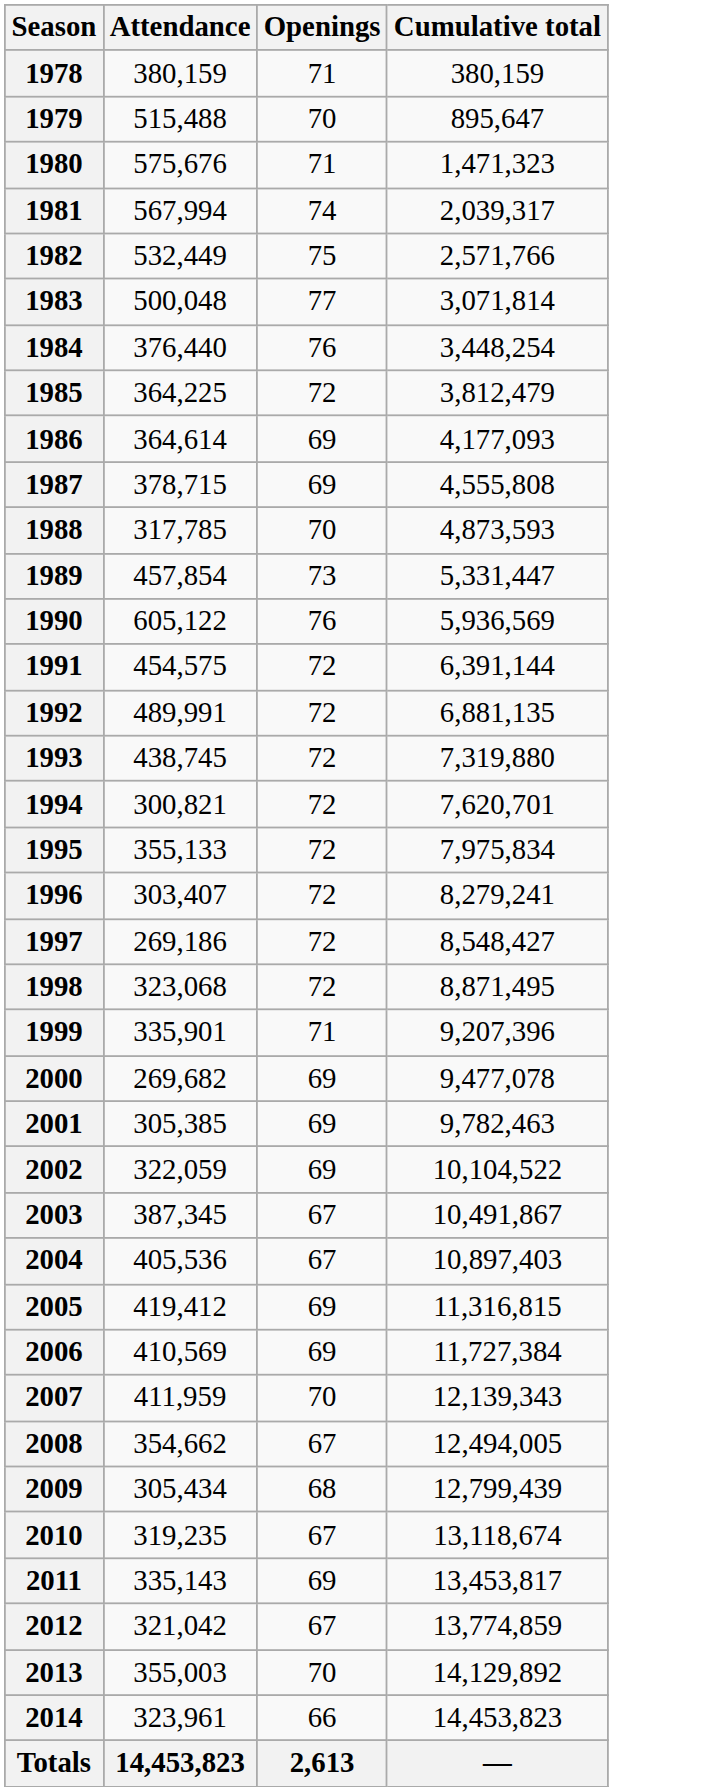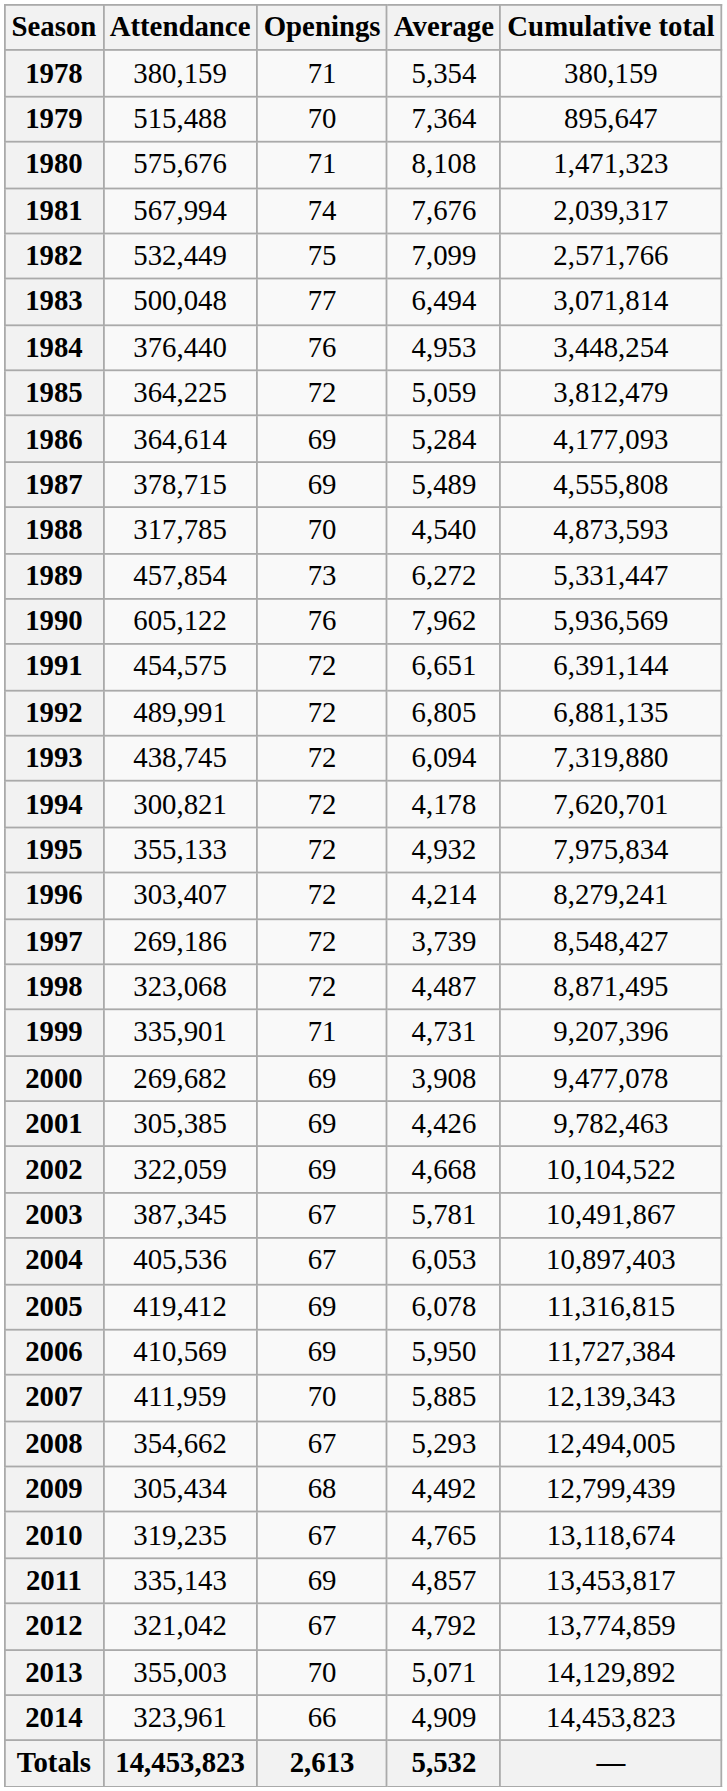+ column: (444, 27)
